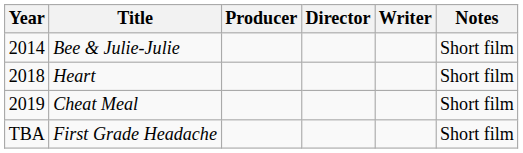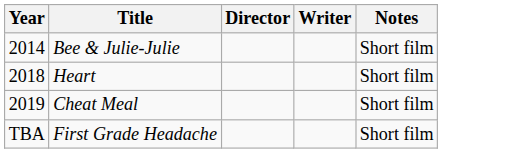- column: (261, 18)
